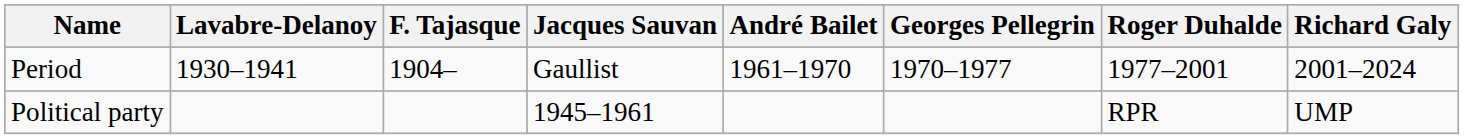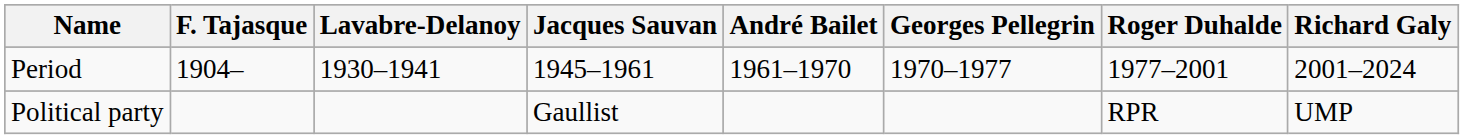columns swapped: (455, 25) <-> (276, 25)
(576, 68) Gaullist -> (594, 68) 1945–1961
(594, 111) 1945–1961 -> (576, 111) Gaullist
